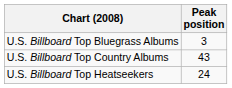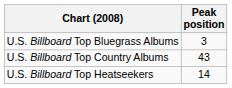(204, 74) 24 -> (204, 74) 14
